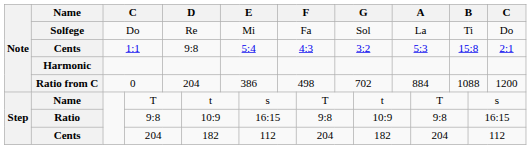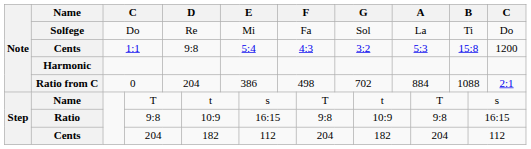(507, 48) 2:1 -> (507, 48) 1200
(507, 83) 1200 -> (507, 83) 2:1
